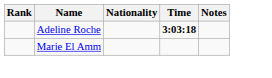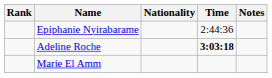+ row: (88, 30)
